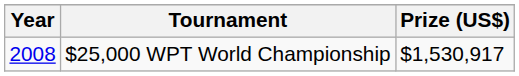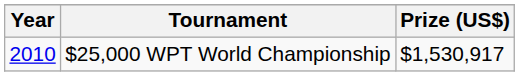(33, 53) 2008 -> (33, 53) 2010
